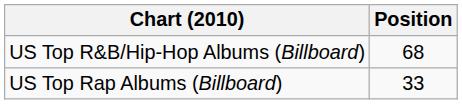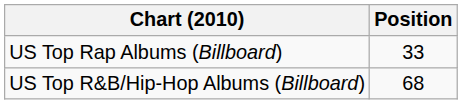rows swapped: (187, 51) <-> (146, 83)
